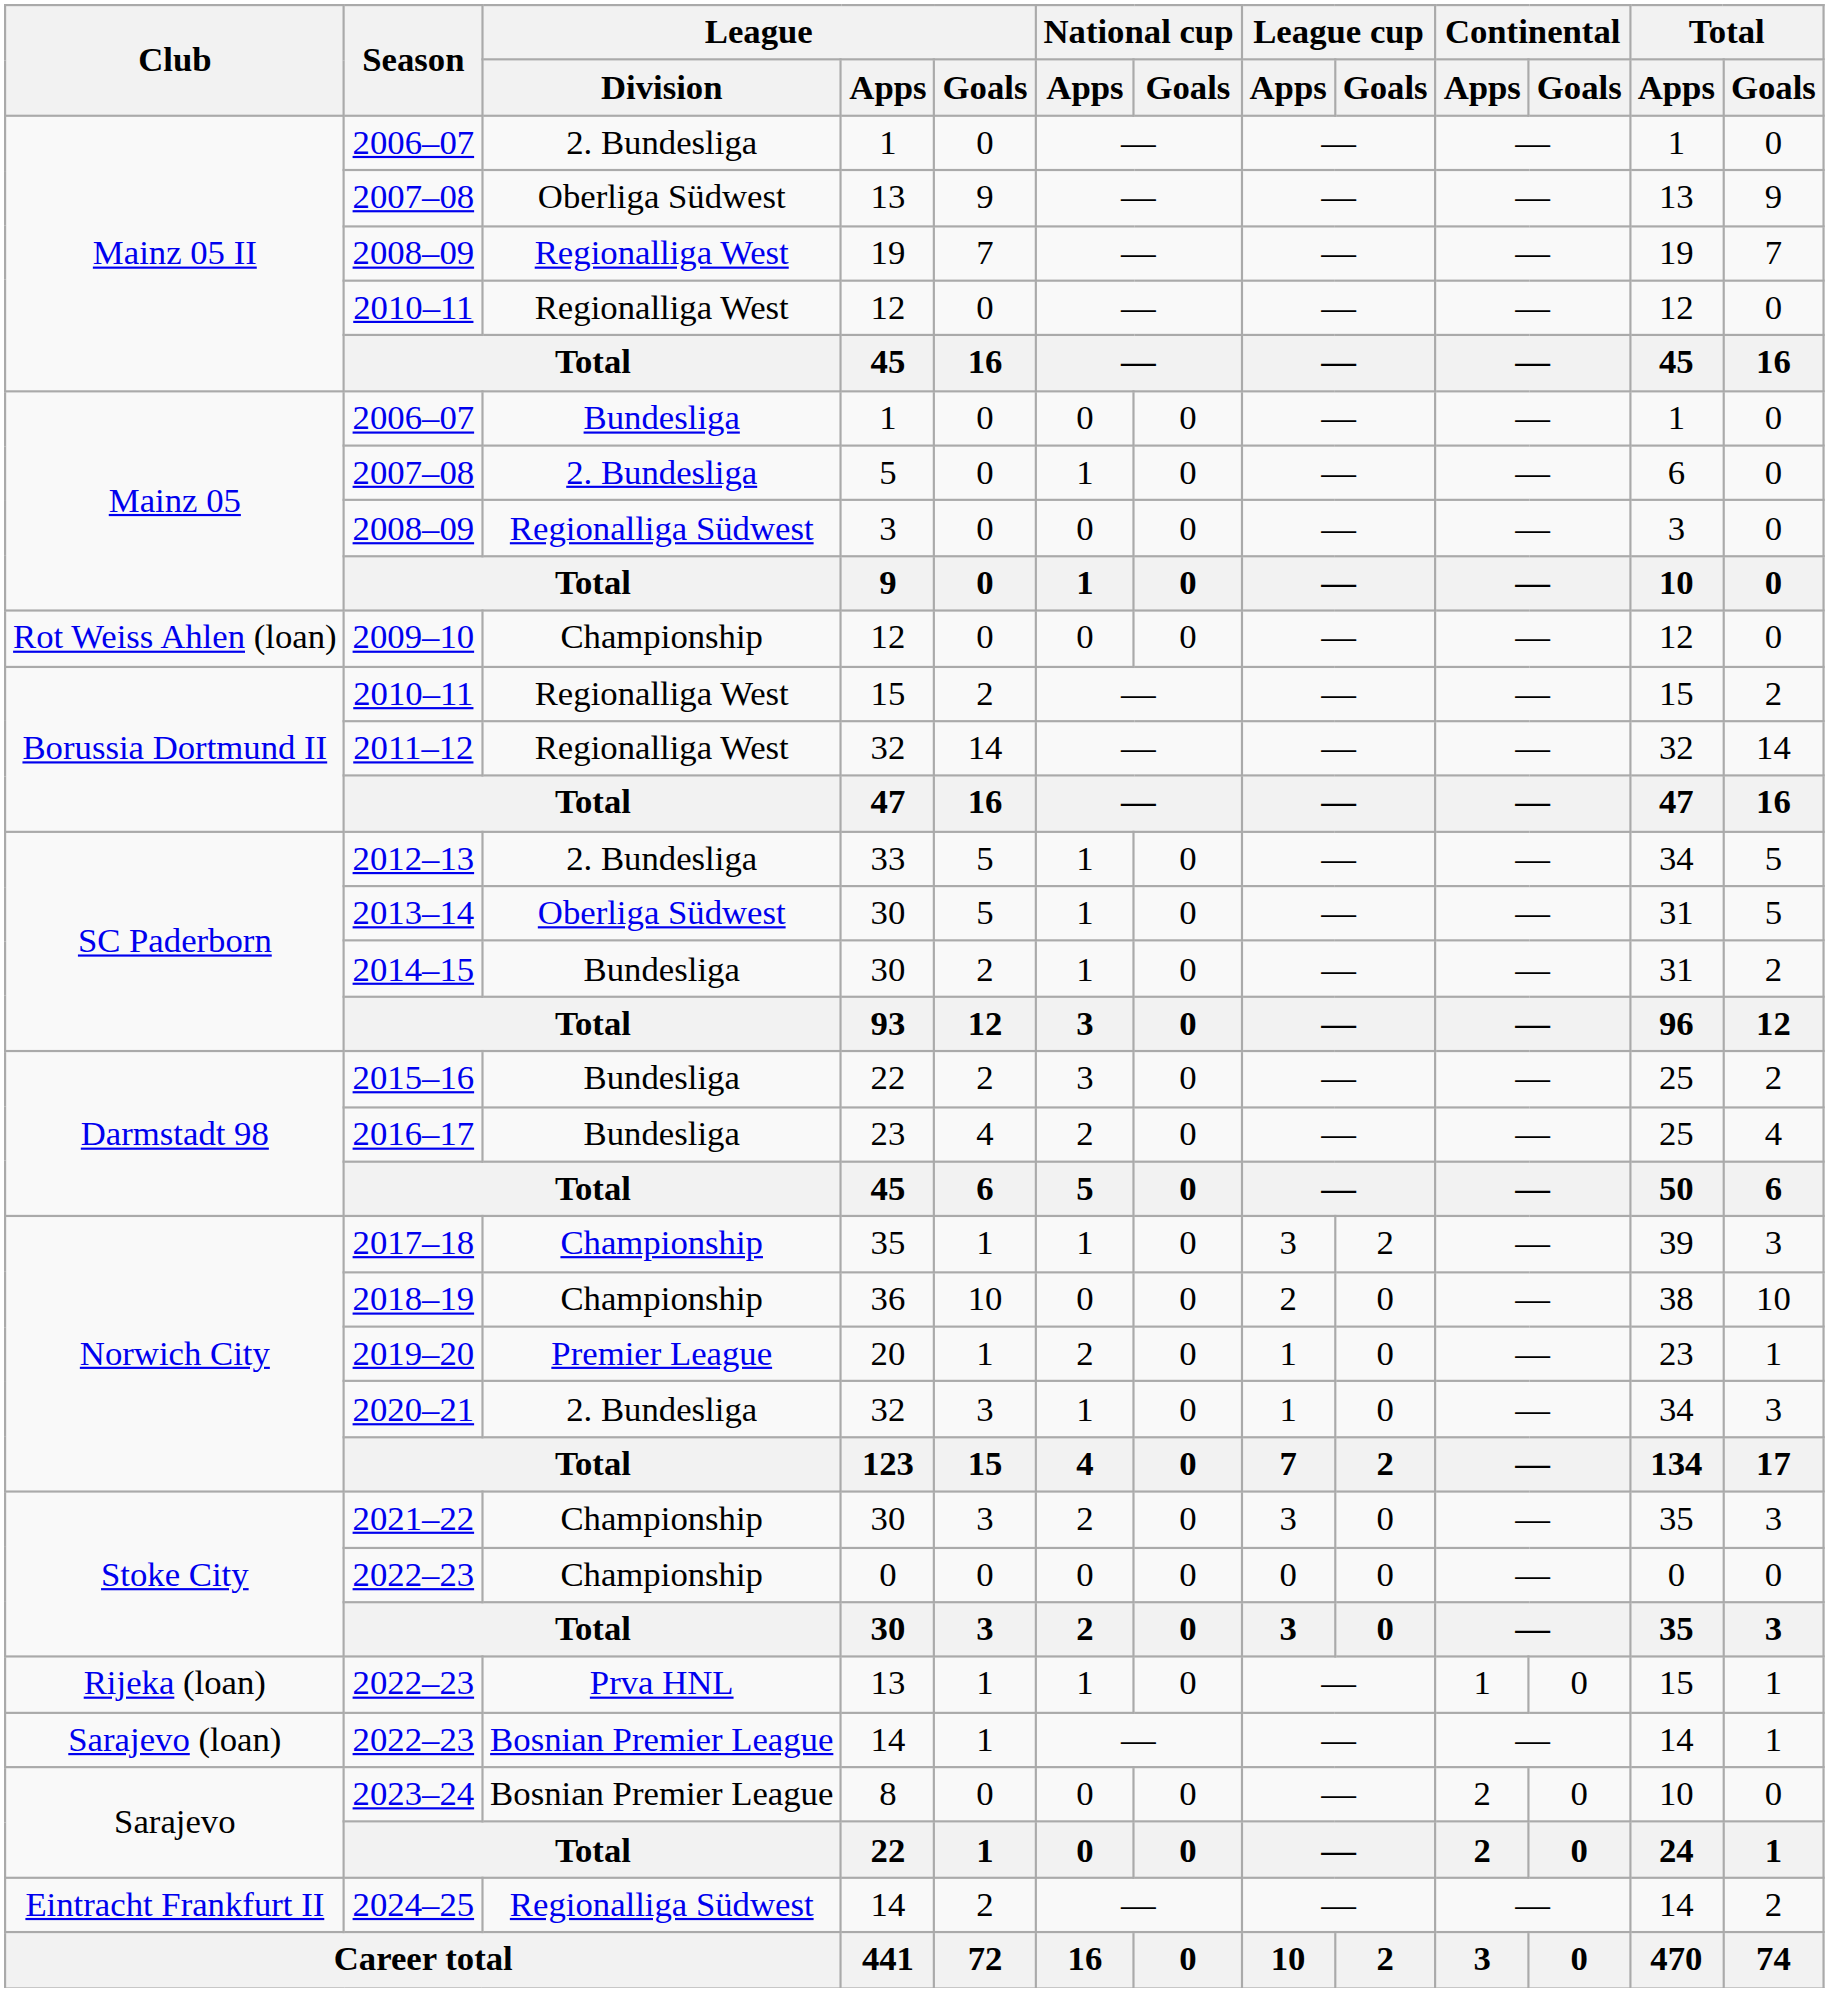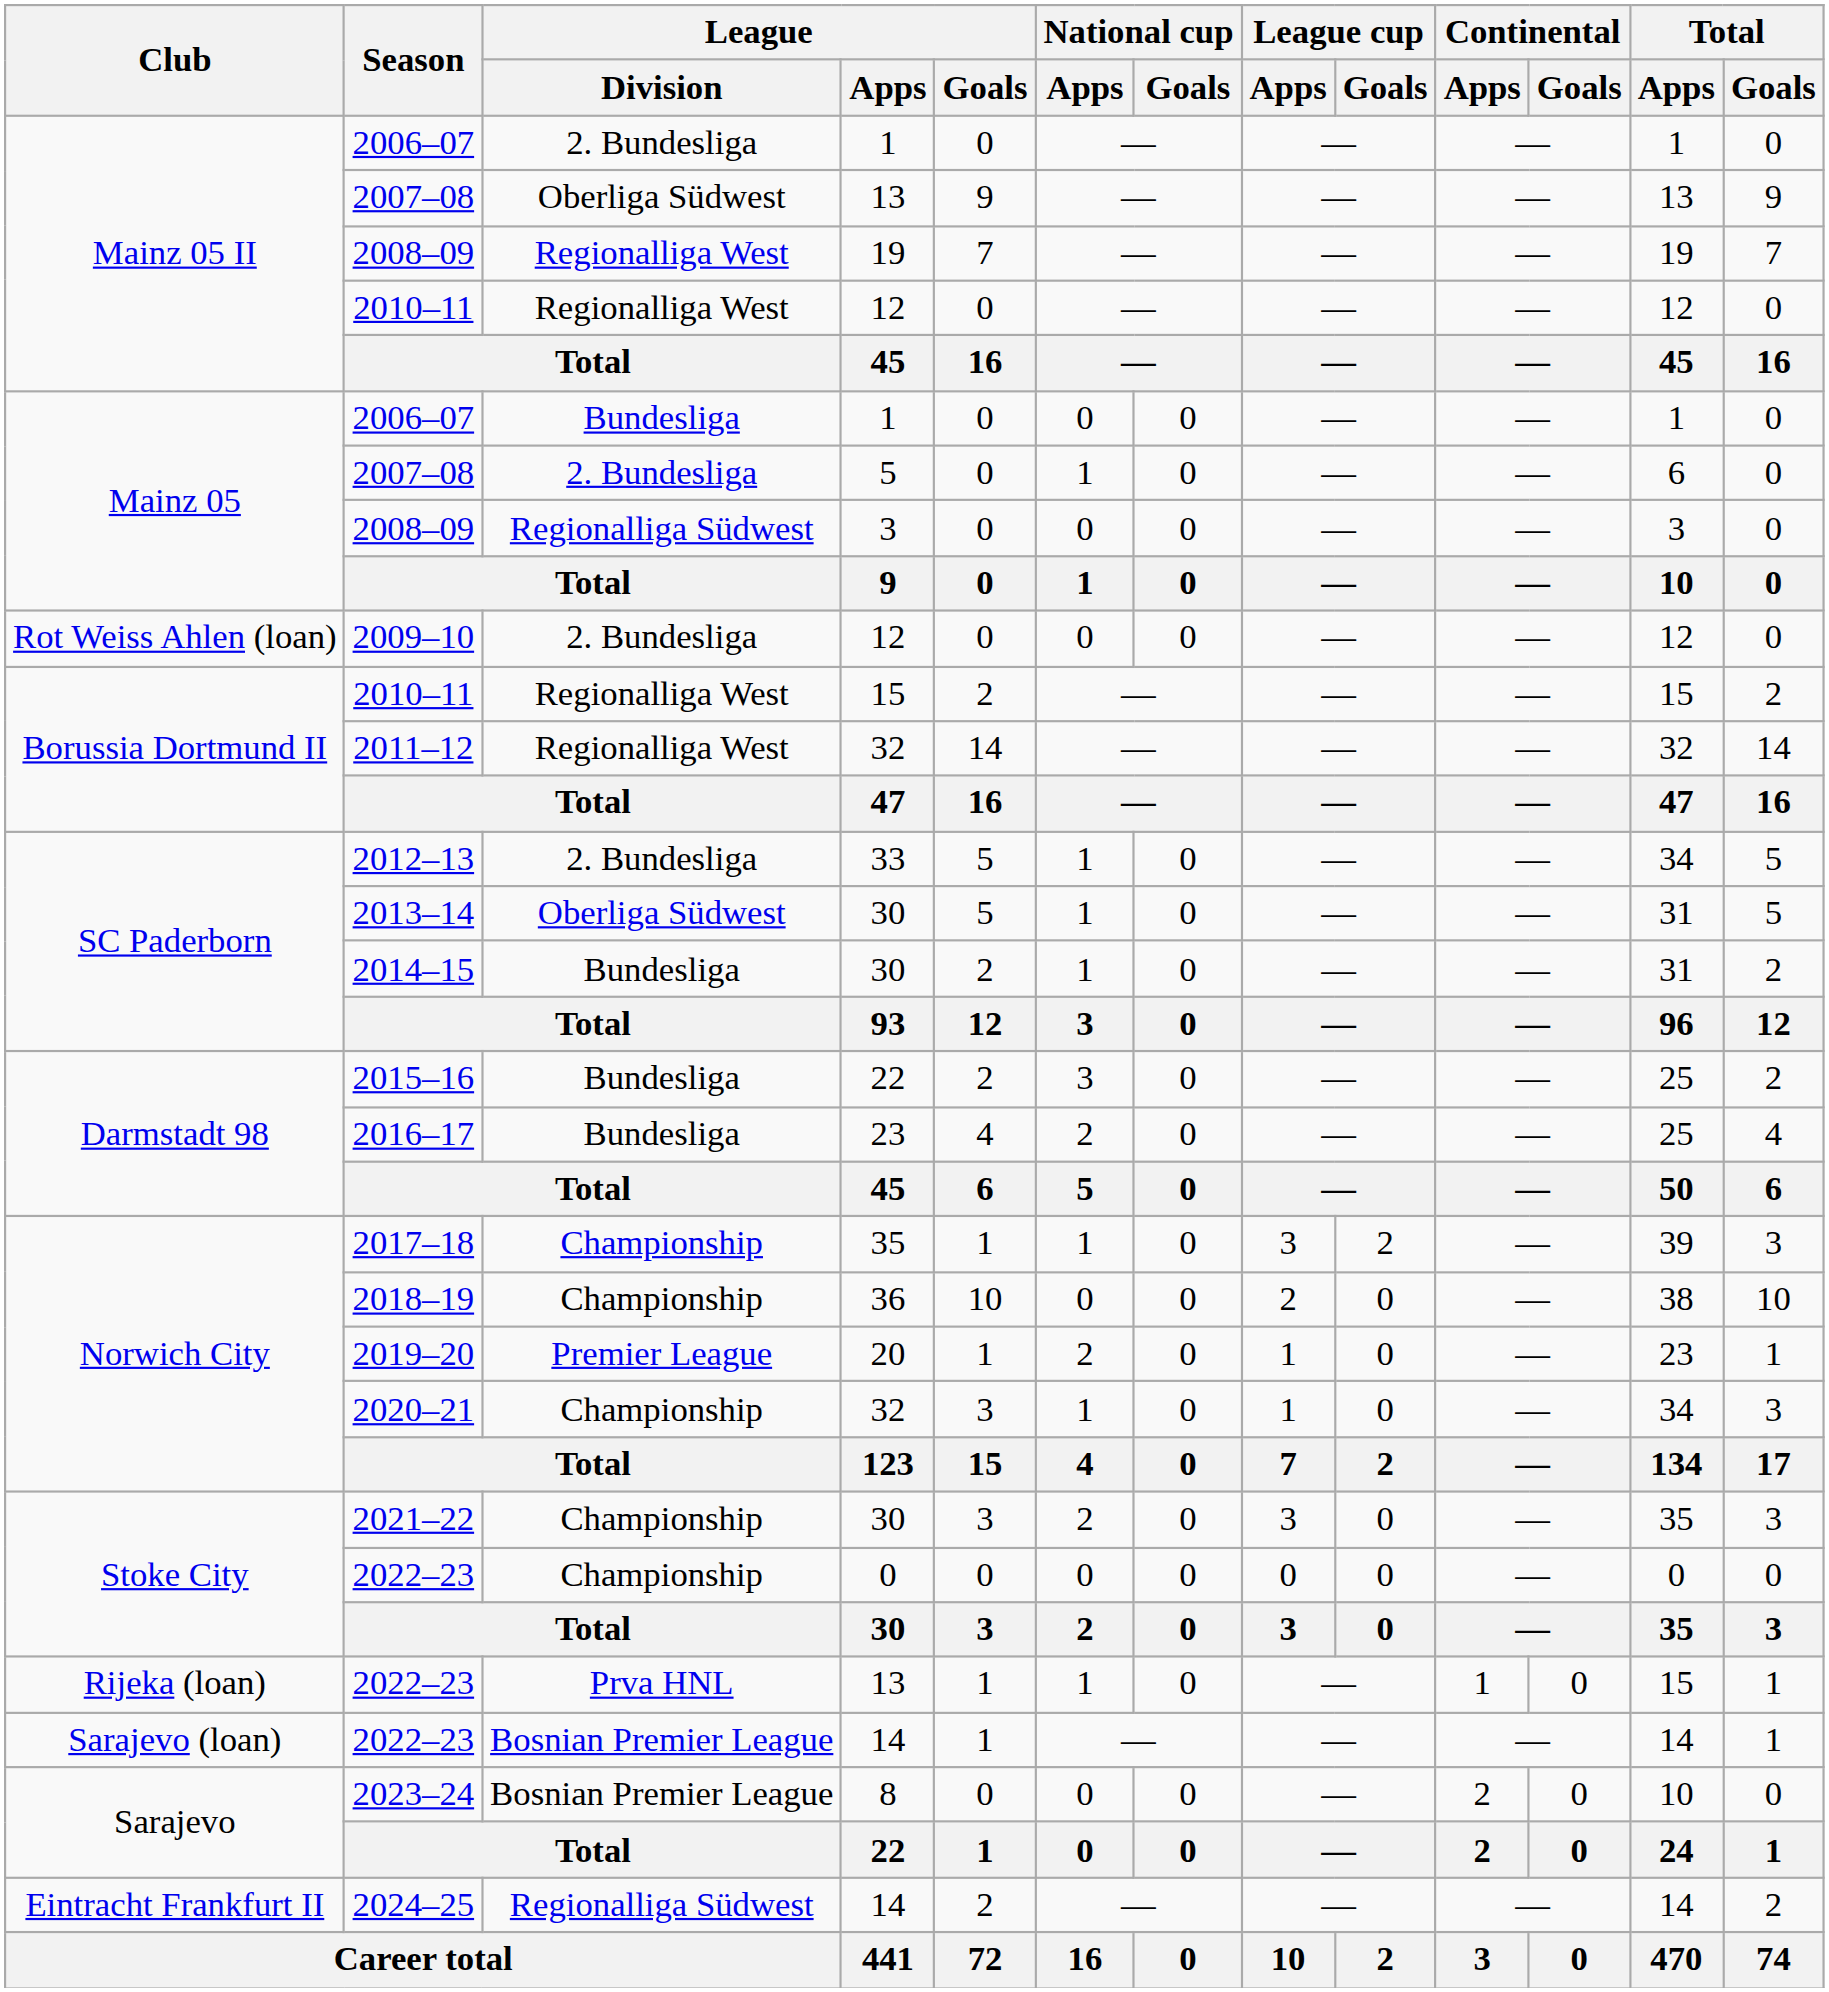(662, 637) Championship -> (662, 637) 2. Bundesliga
(662, 1408) 2. Bundesliga -> (662, 1408) Championship
